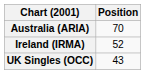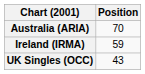(118, 45) 52 -> (118, 45) 59
